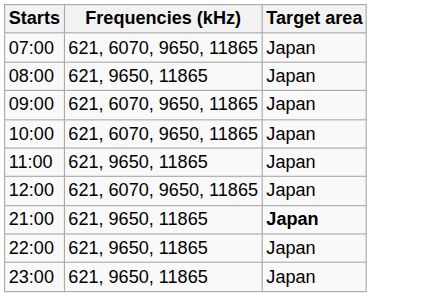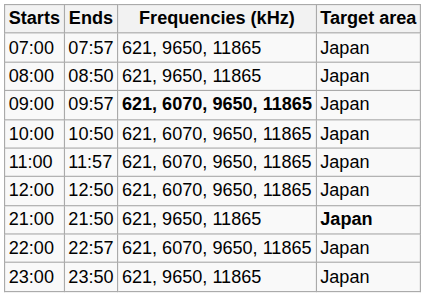+ column: (91, 18)
(163, 47) 621, 6070, 9650, 11865 -> (192, 47) 621, 9650, 11865
(163, 104) normal -> (217, 104) bold
(138, 162) 621, 9650, 11865 -> (217, 162) 621, 6070, 9650, 11865
(138, 248) 621, 9650, 11865 -> (217, 248) 621, 6070, 9650, 11865
